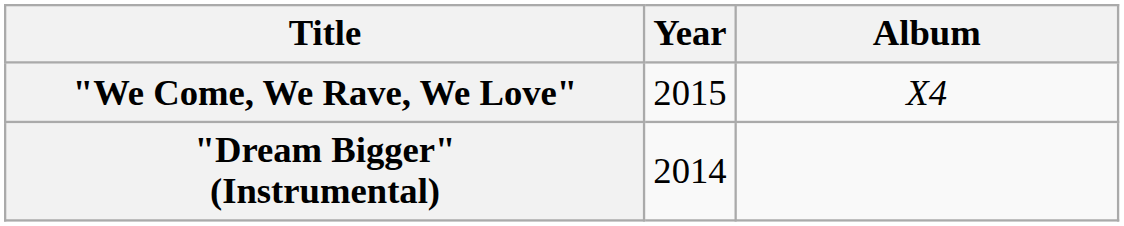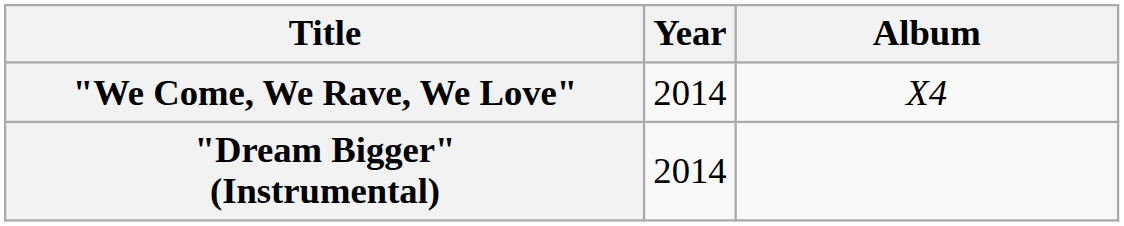(690, 91) 2015 -> (690, 91) 2014
